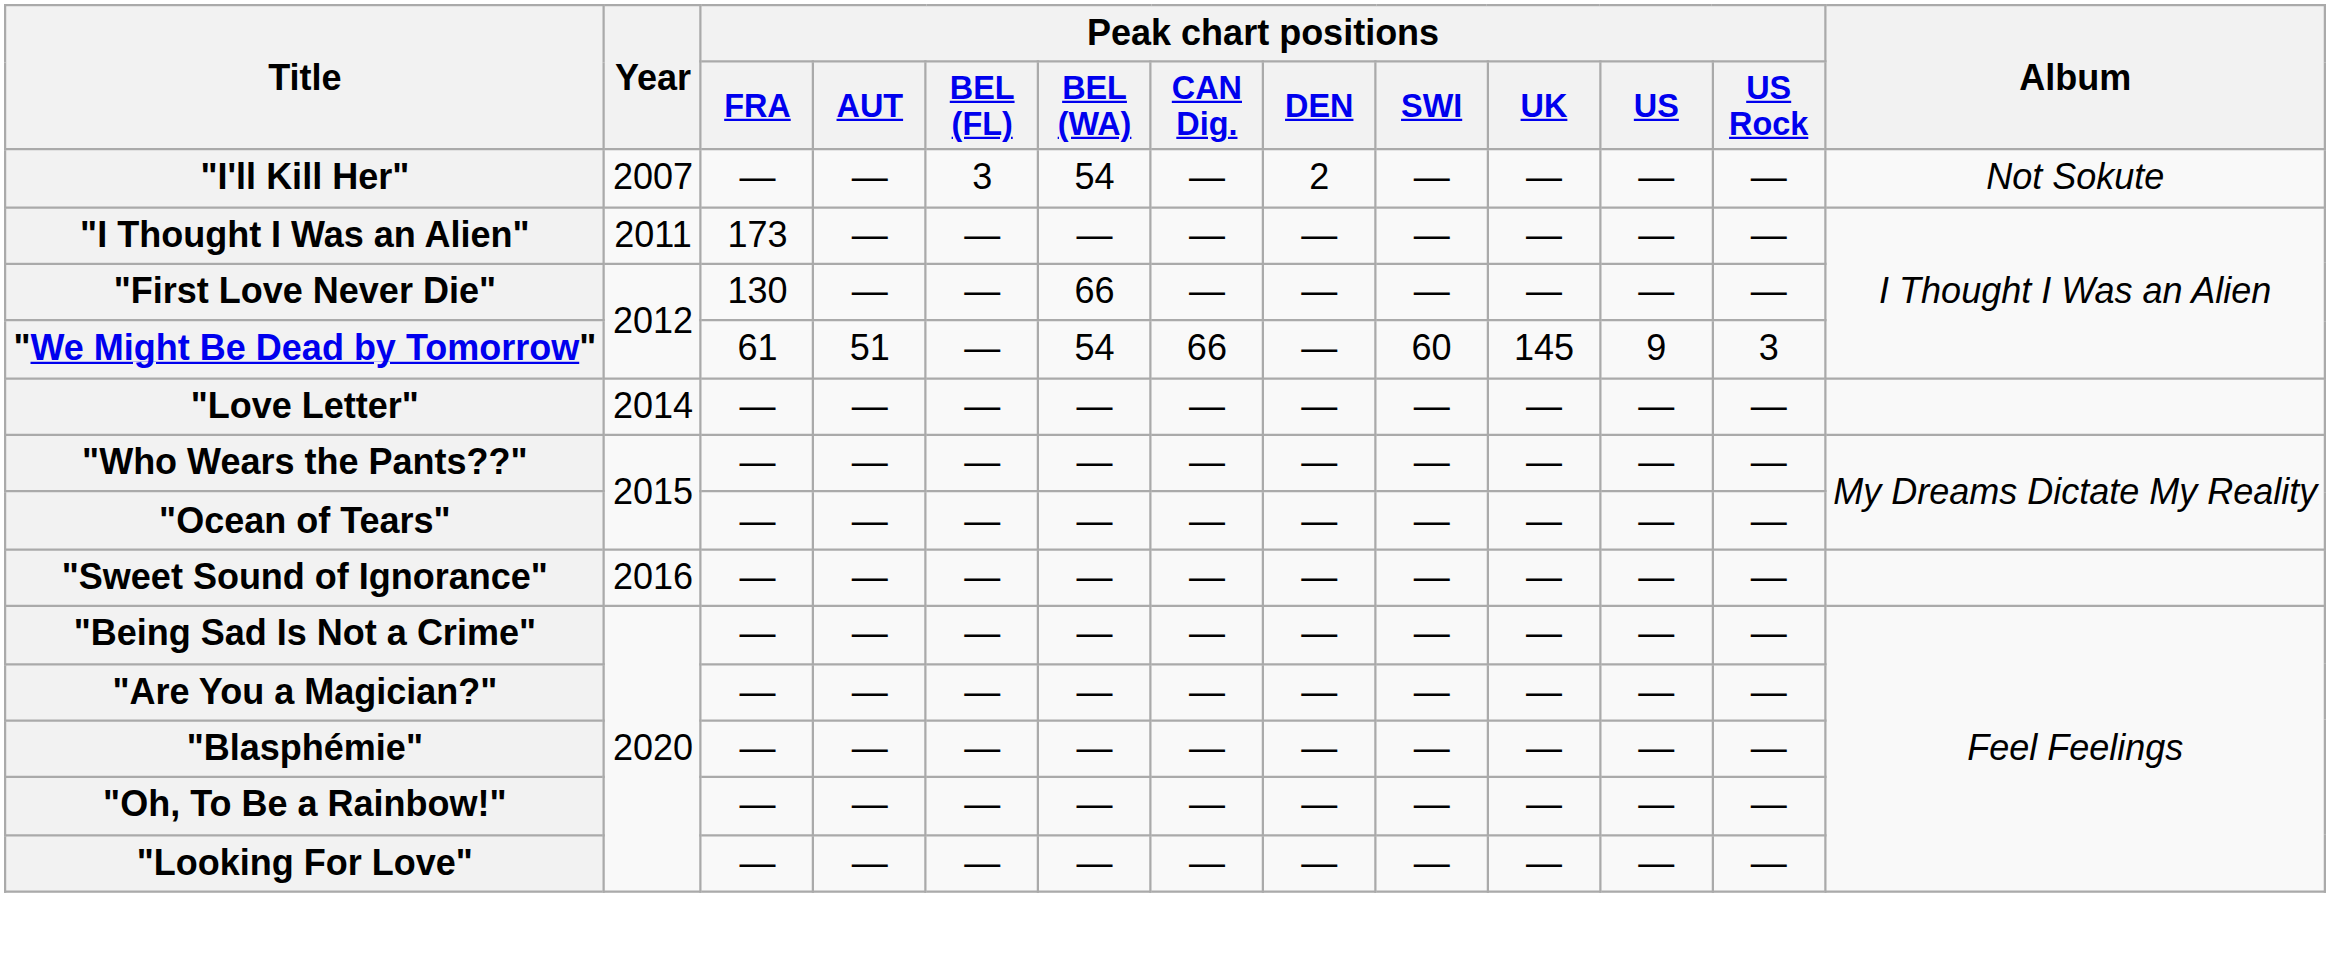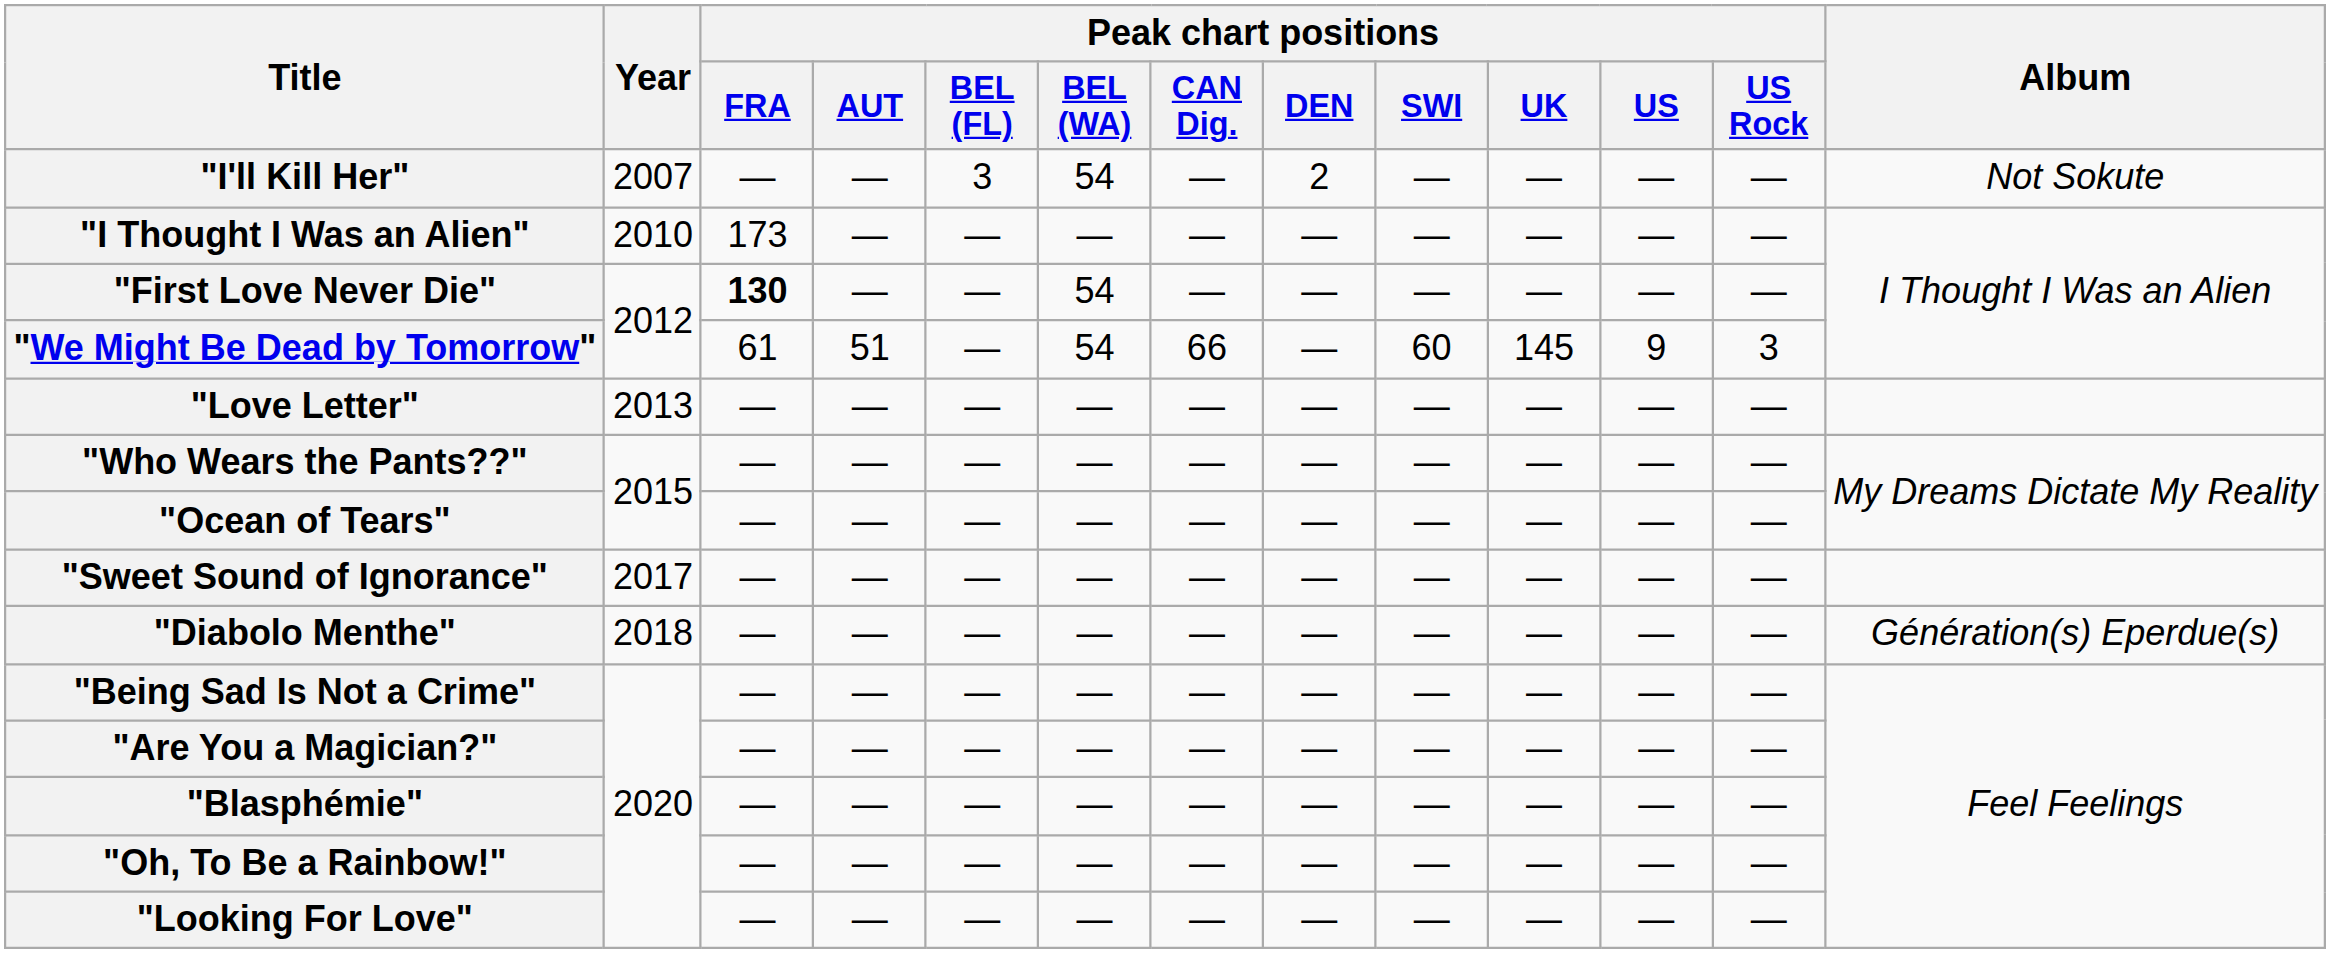(653, 234) 2011 -> (653, 234) 2010
(757, 291) normal -> (757, 291) bold
(1095, 291) 66 -> (1095, 291) 54
(653, 405) 2014 -> (653, 405) 2013
(653, 576) 2016 -> (653, 576) 2017
+ row: (305, 634)
